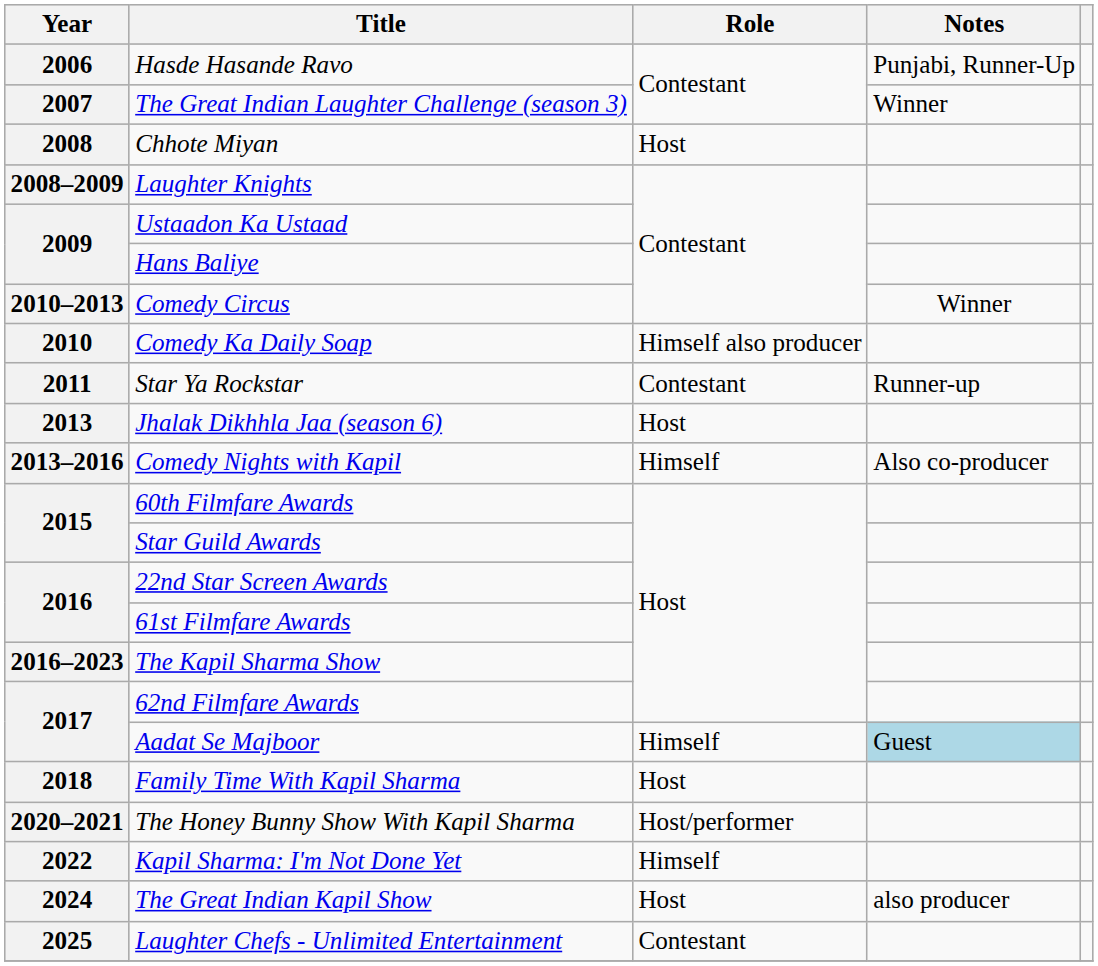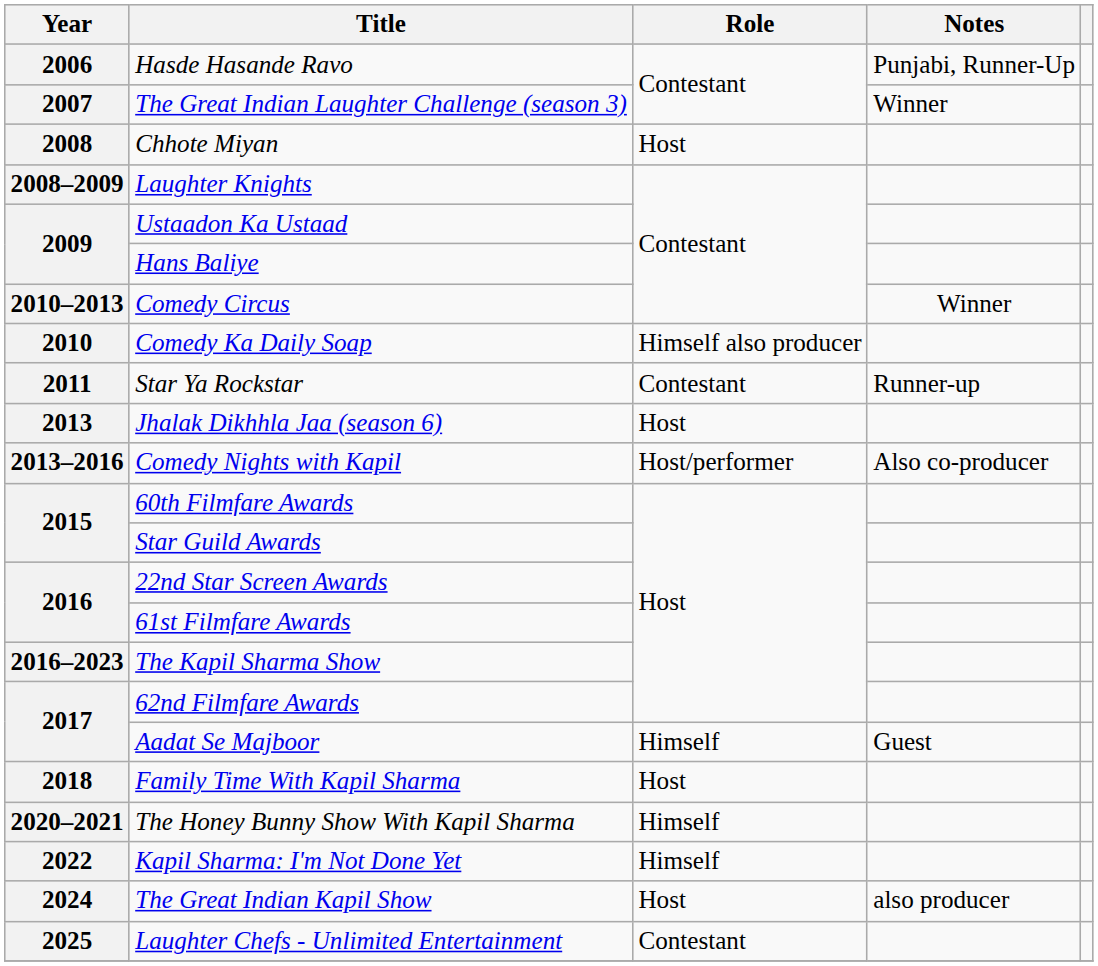(679, 462) Himself -> (716, 462) Host/performer
(903, 741) lightblue background -> (903, 741) no background
(716, 821) Host/performer -> (679, 821) Himself
